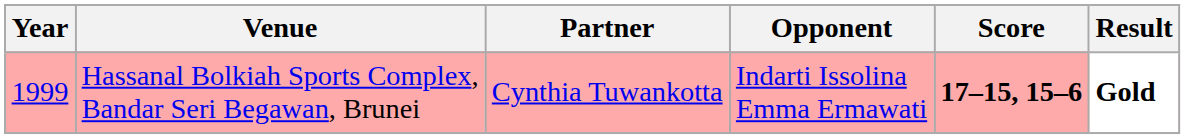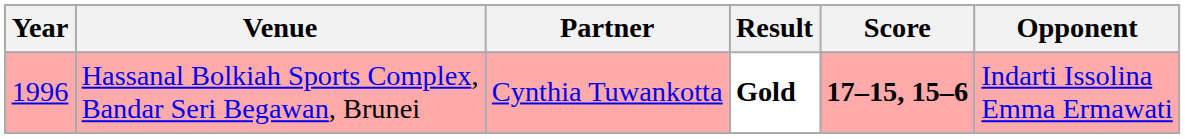columns swapped: (832, 28) <-> (1134, 28)
(40, 91) 1999 -> (40, 91) 1996
